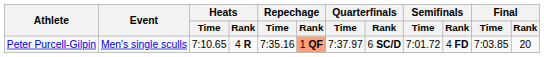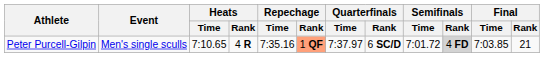(457, 45) no background -> (457, 45) lightgrey background
(525, 45) 20 -> (525, 45) 21
